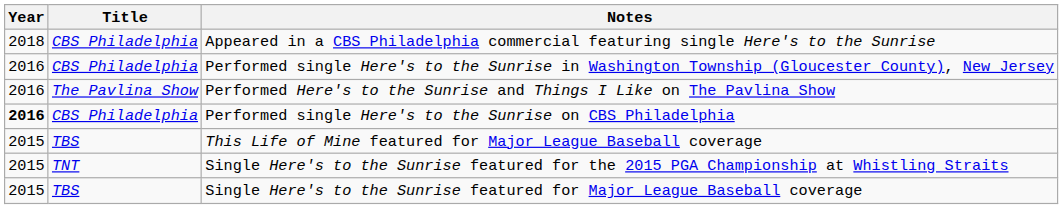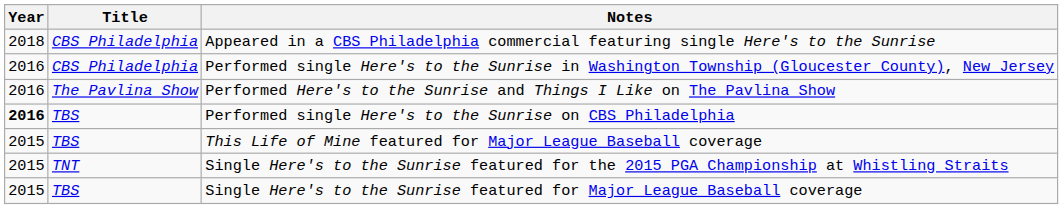(125, 116) CBS Philadelphia -> (66, 116) TBS
